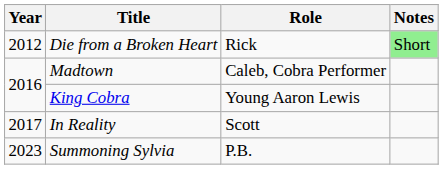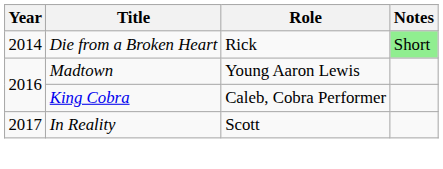(25, 44) 2012 -> (25, 44) 2014
(306, 71) Caleb, Cobra Performer -> (292, 71) Young Aaron Lewis
(292, 97) Young Aaron Lewis -> (306, 97) Caleb, Cobra Performer
- row: (112, 151)
